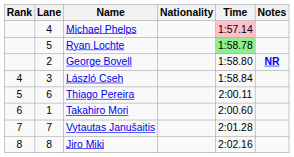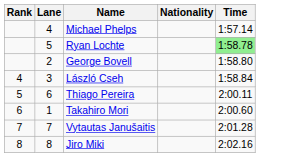- column: (272, 12)
(235, 29) pink background -> (235, 29) no background
